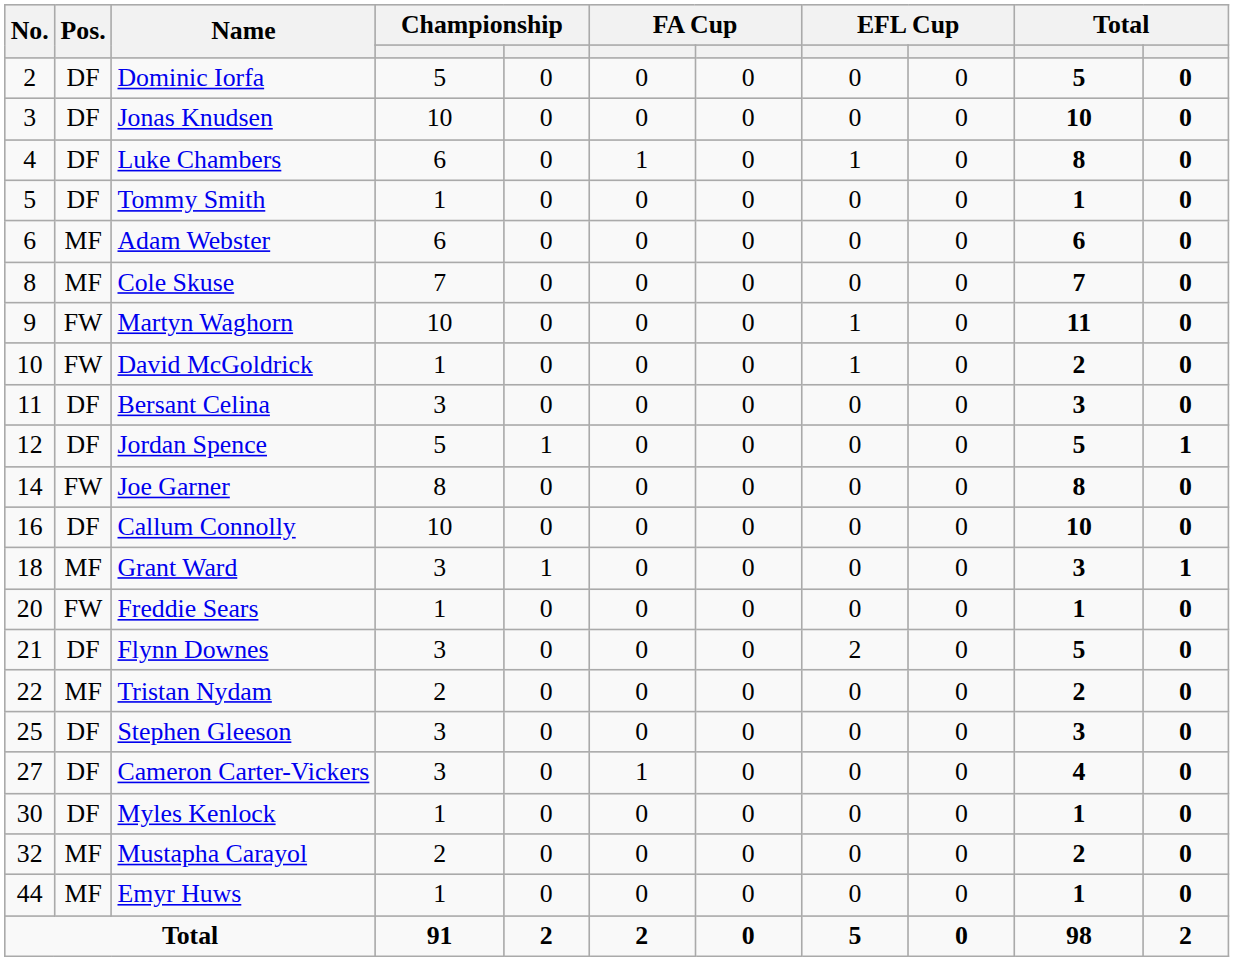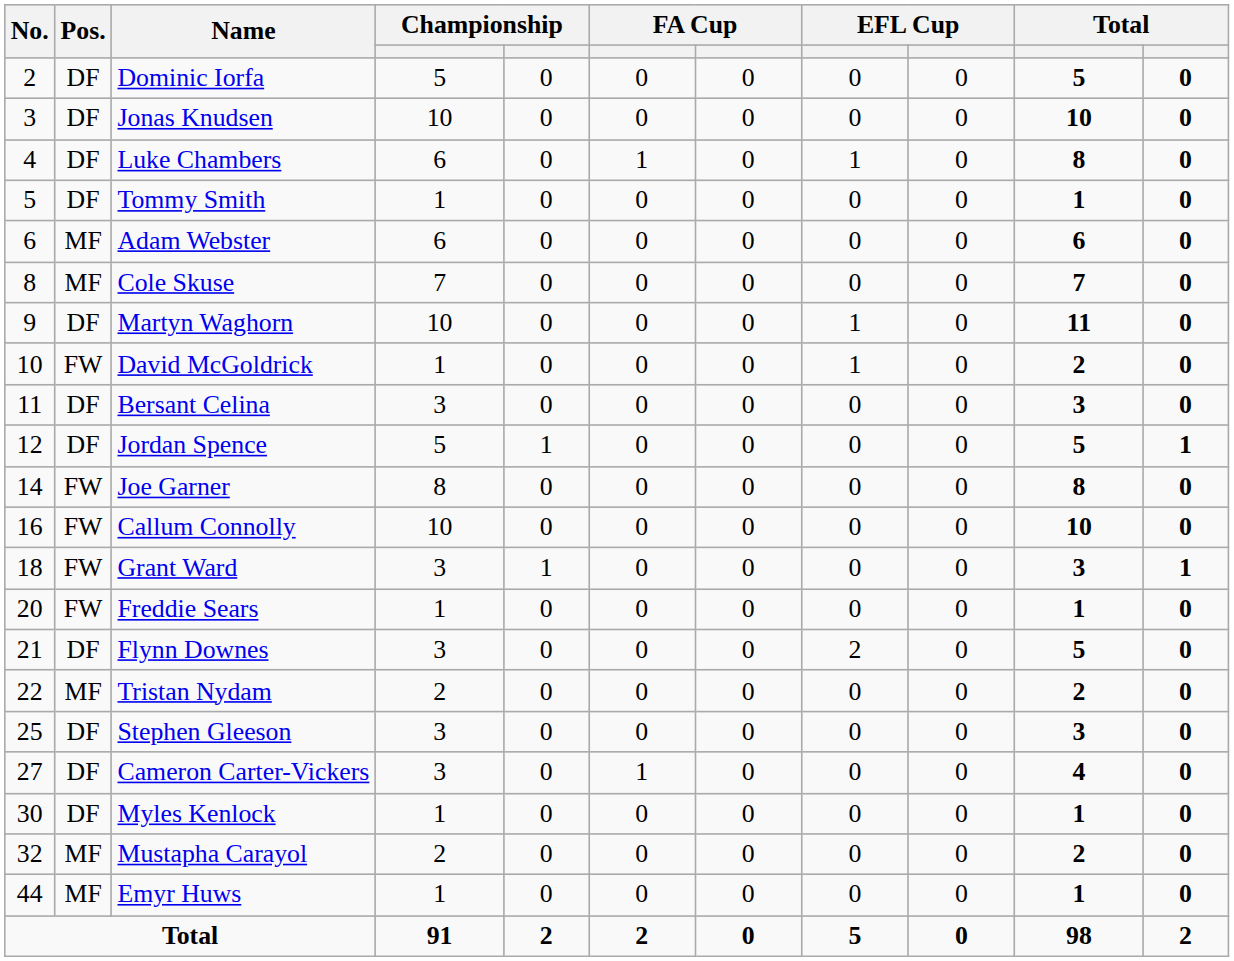(83, 322) FW -> (83, 322) DF
(83, 527) DF -> (83, 527) FW
(83, 567) MF -> (83, 567) FW
